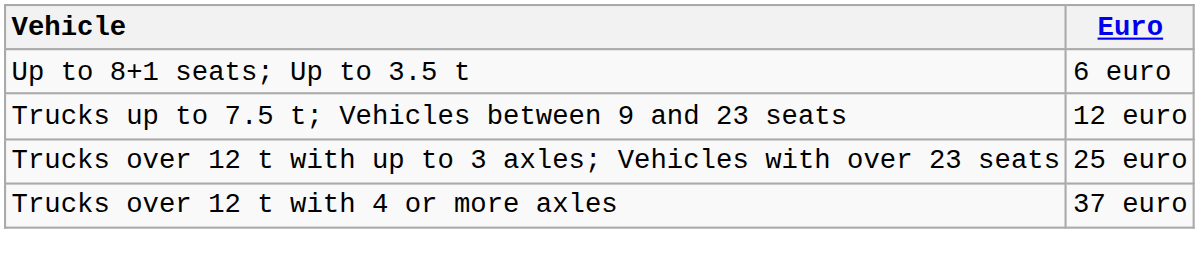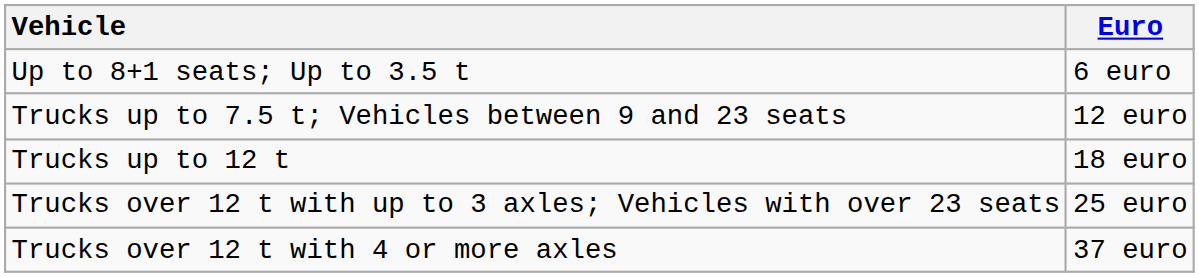+ row: (151, 161)
